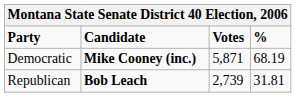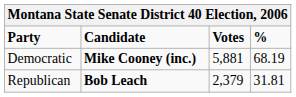(228, 59) 5,871 -> (228, 59) 5,881
(228, 80) 2,739 -> (228, 80) 2,379
